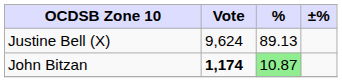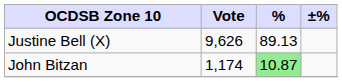(224, 40) 9,624 -> (224, 40) 9,626
(224, 64) bold -> (224, 64) normal
